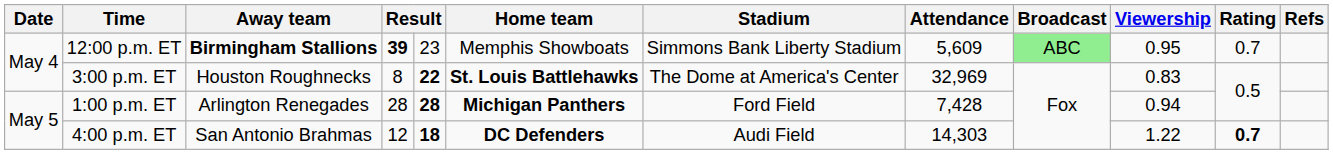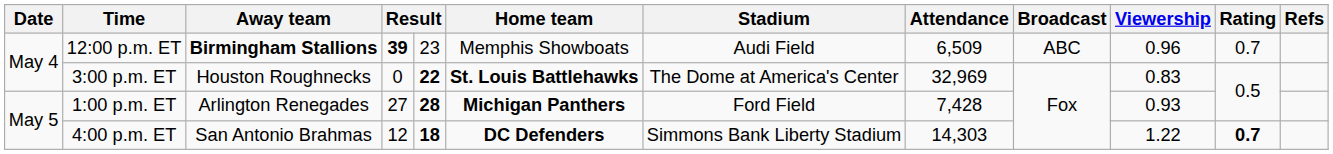(774, 47) Simmons Bank Liberty Stadium -> (774, 47) Audi Field
(959, 47) 5,609 -> (959, 47) 6,509
(1062, 47) lightgreen background -> (1062, 47) no background
(1163, 47) 0.95 -> (1163, 47) 0.96
(398, 76) 8 -> (398, 76) 0
(398, 105) 28 -> (398, 105) 27
(1163, 105) 0.94 -> (1163, 105) 0.93
(774, 134) Audi Field -> (774, 134) Simmons Bank Liberty Stadium
